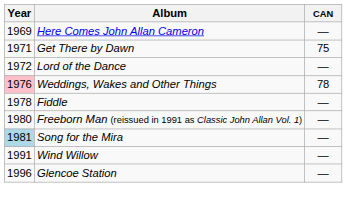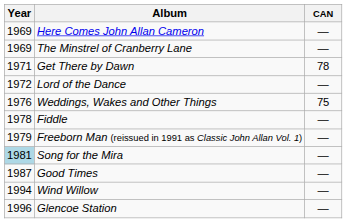+ row: (115, 48)
(323, 48) 75 -> (323, 66) 78
(19, 84) pink background -> (19, 102) no background
(323, 84) 78 -> (323, 102) 75
(19, 119) 1980 -> (19, 137) 1979
+ row: (67, 173)
(19, 155) 1991 -> (19, 191) 1994
